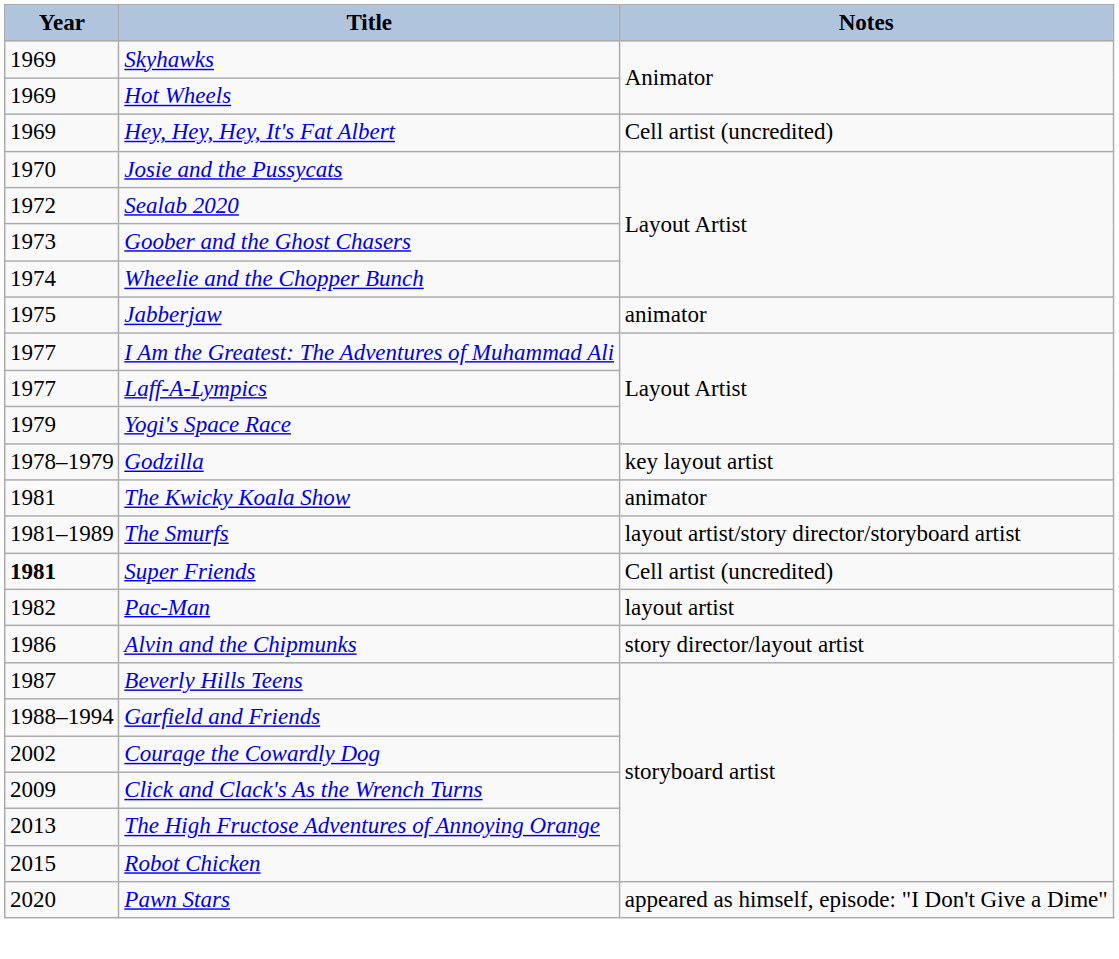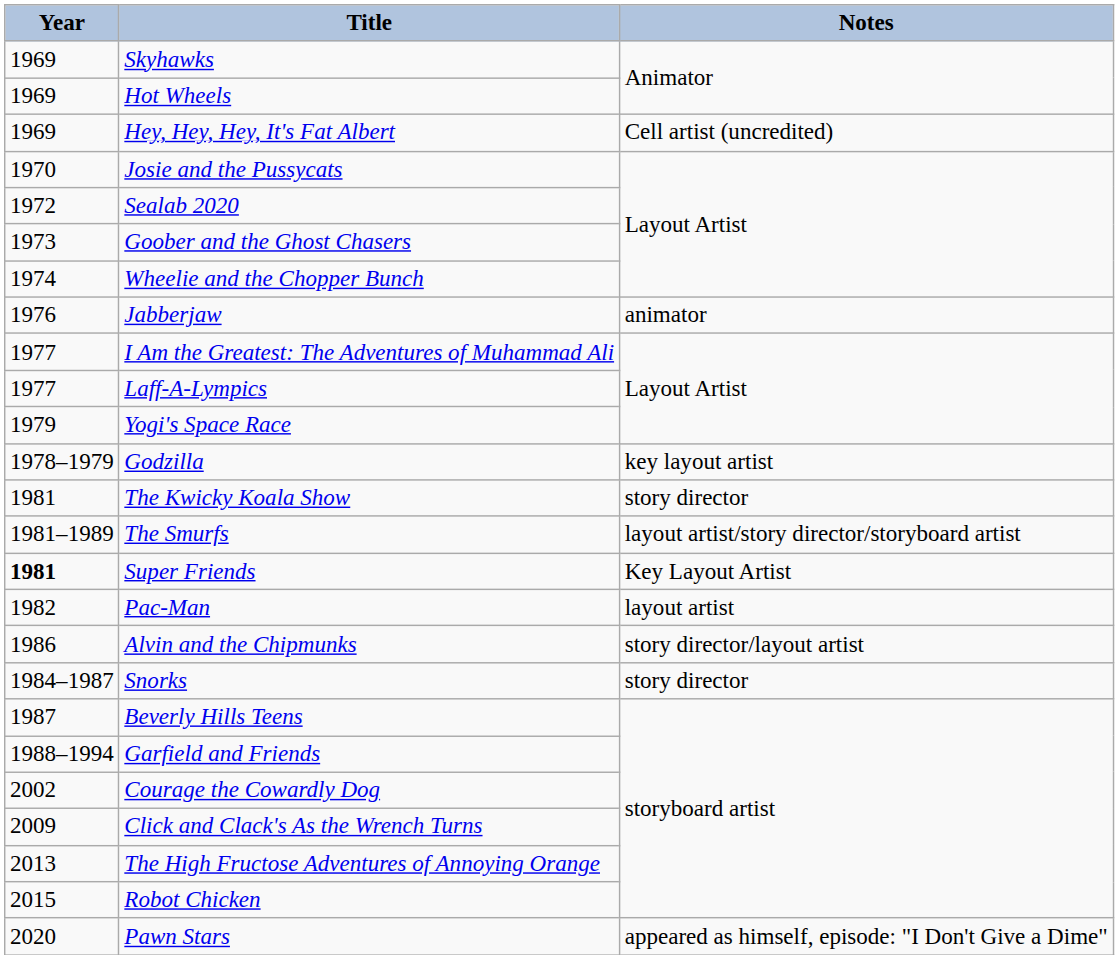(33, 315) 1975 -> (33, 315) 1976
(666, 497) animator -> (686, 497) story director
(729, 570) Cell artist (uncredited) -> (708, 570) Key Layout Artist
+ row: (156, 680)
